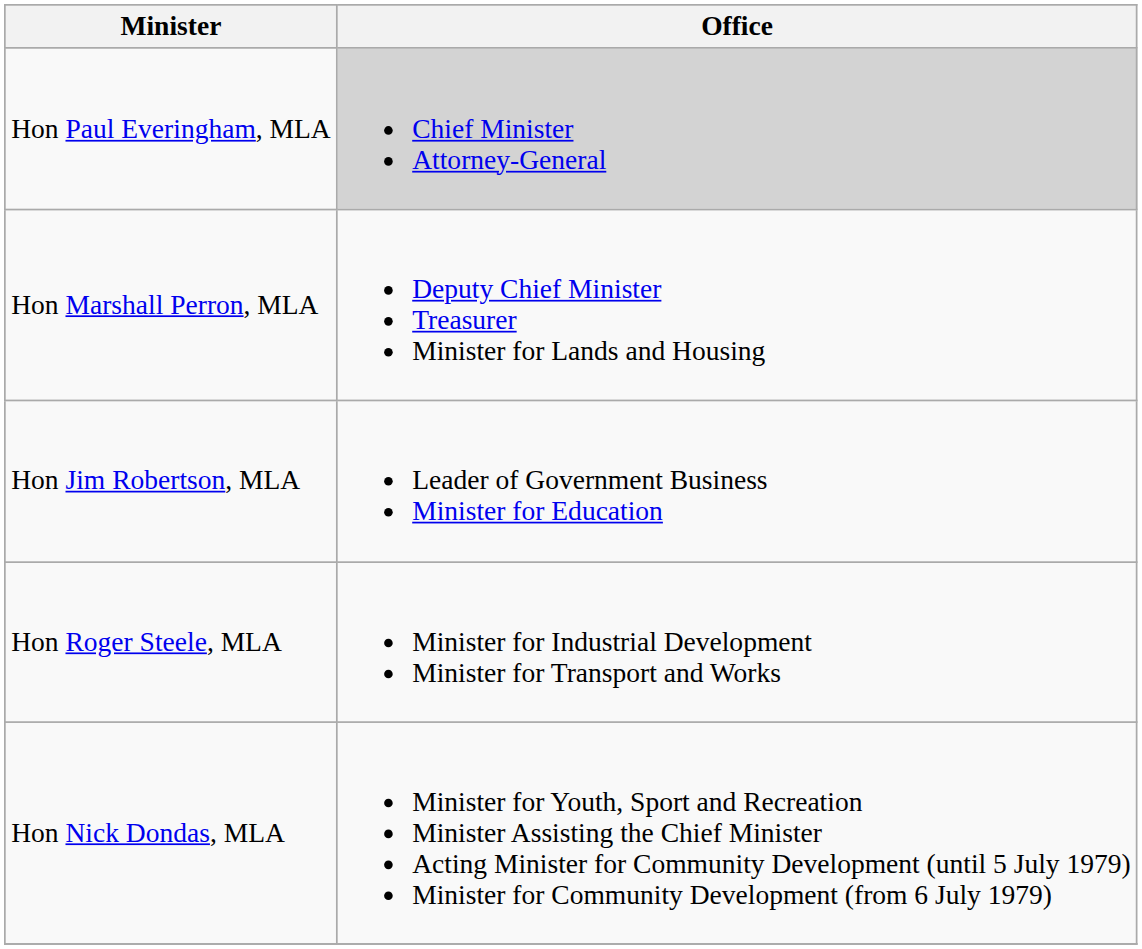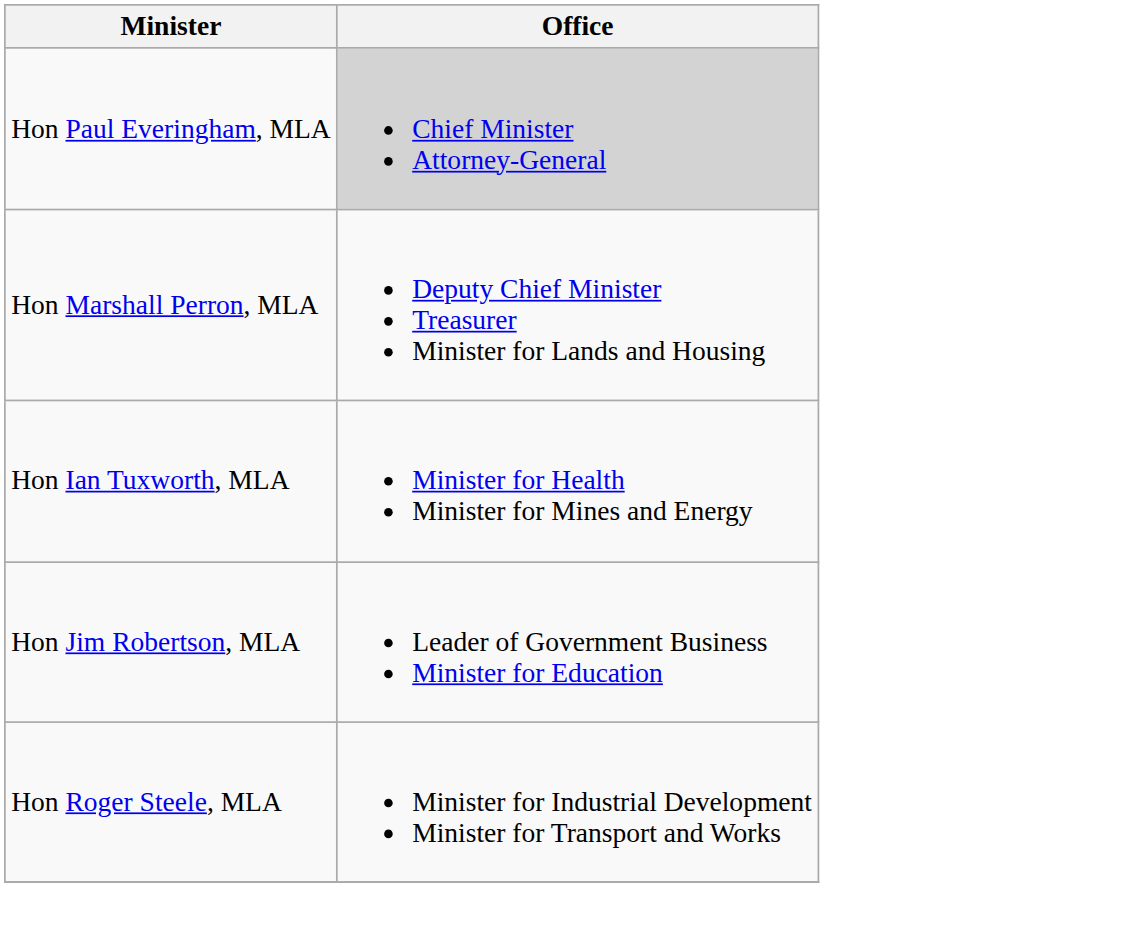+ row: (150, 480)
- row: (148, 832)
